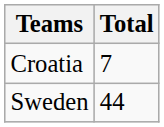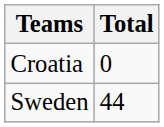(106, 63) 7 -> (106, 63) 0
